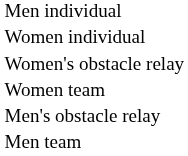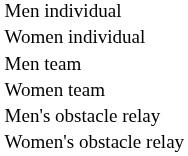rows swapped: (43, 142) <-> (94, 63)
